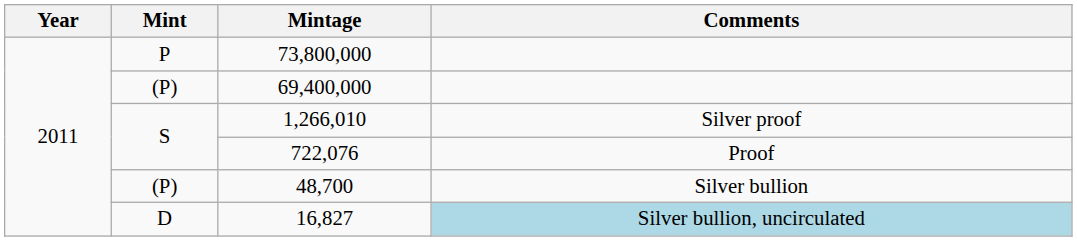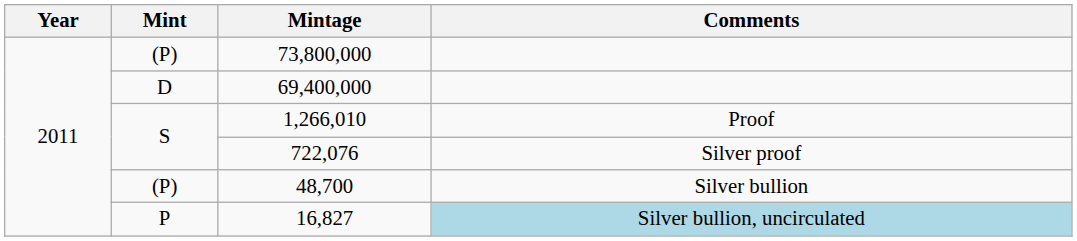(165, 53) P -> (165, 53) (P)
(165, 86) (P) -> (165, 86) D
(751, 119) Silver proof -> (751, 119) Proof
(751, 152) Proof -> (751, 152) Silver proof
(165, 218) D -> (165, 218) P
